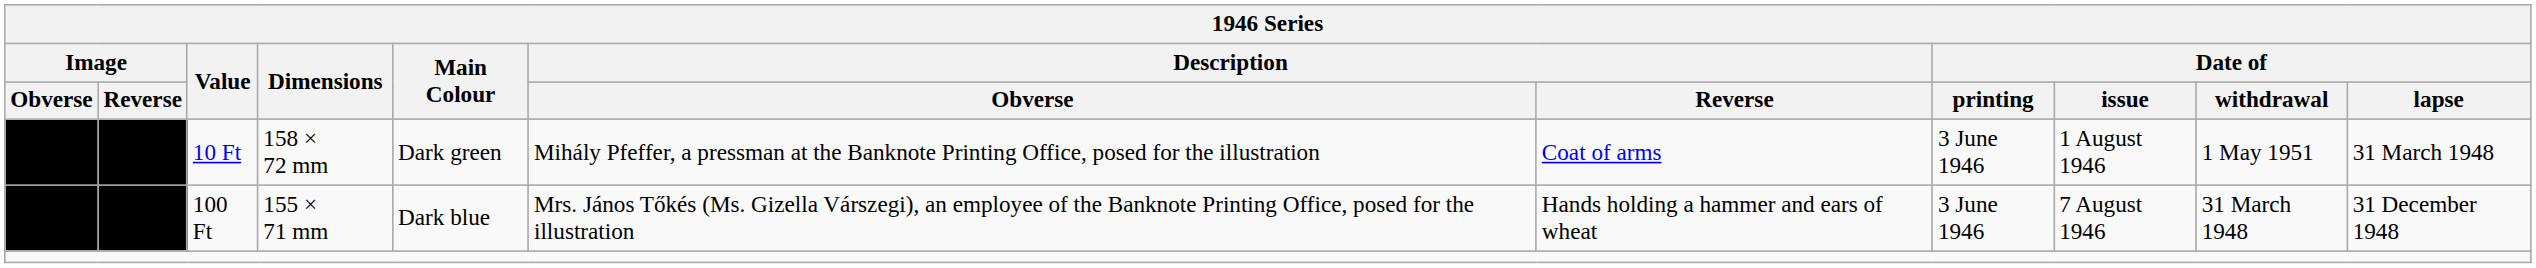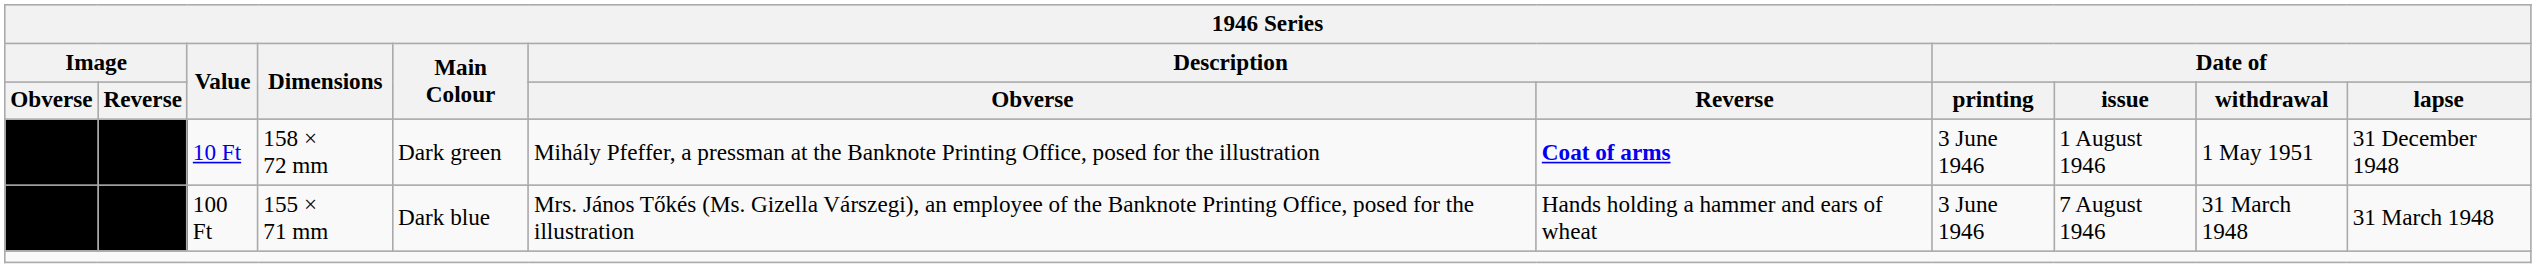(1602, 152) normal -> (1606, 152) bold
(2423, 152) 31 March 1948 -> (2415, 152) 31 December 1948
(2415, 218) 31 December 1948 -> (2423, 218) 31 March 1948
